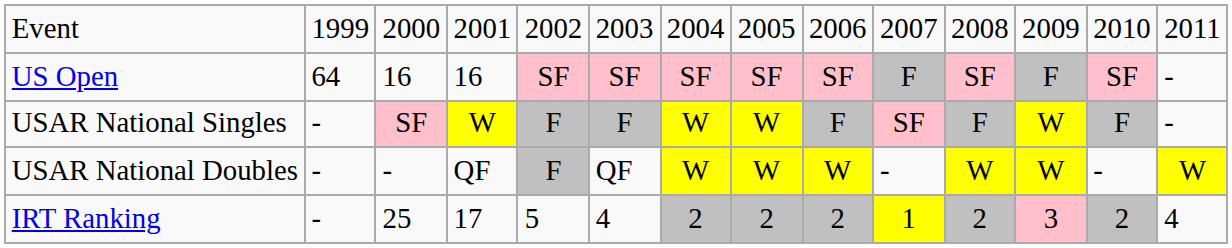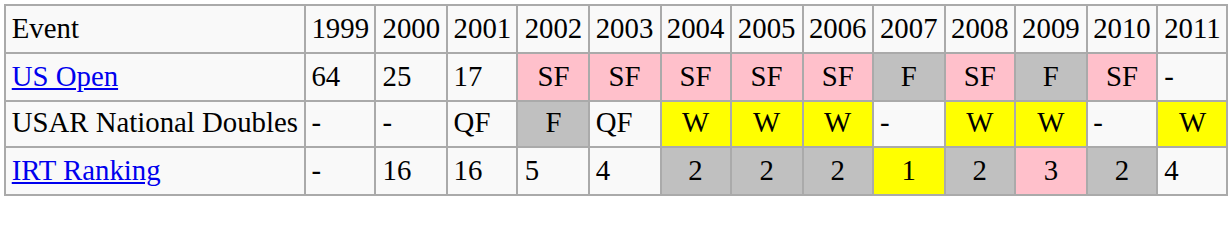(397, 76) 16 -> (397, 76) 25
(468, 76) 16 -> (468, 76) 17
- row: (149, 123)
(397, 218) 25 -> (397, 171) 16
(468, 218) 17 -> (468, 171) 16
